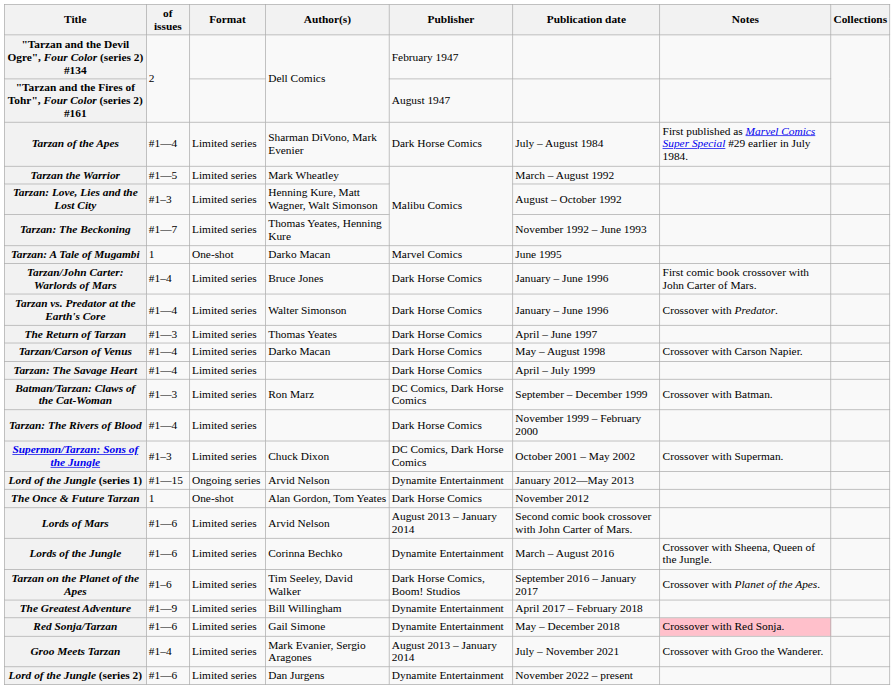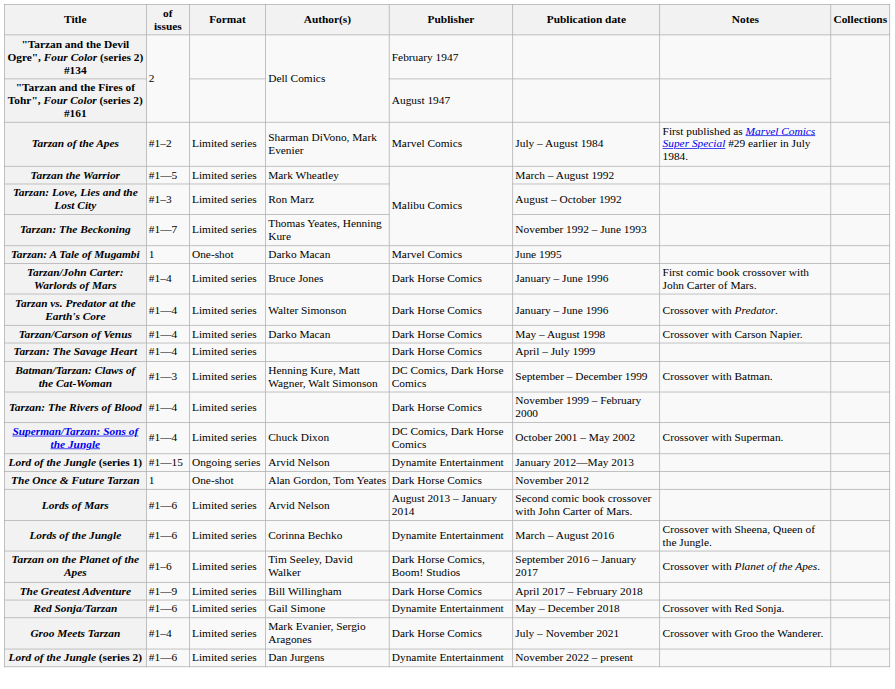(163, 144) #1—4 -> (160, 144) #1–2
(437, 144) Dark Horse Comics -> (427, 144) Marvel Comics
(323, 199) Henning Kure, Matt Wagner, Walt Simonson -> (291, 199) Ron Marz
- row: (75, 334)
(291, 394) Ron Marz -> (323, 376) Henning Kure, Matt Wagner, Walt Simonson
(160, 456) #1–3 -> (163, 438) #1—4
(448, 609) Dynamite Entertainment -> (437, 591) Dark Horse Comics
(723, 627) pink background -> (723, 609) no background
(444, 651) August 2013 – January 2014 -> (437, 633) Dark Horse Comics
